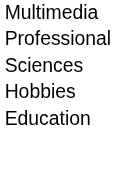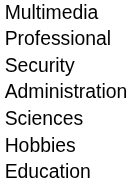+ row: (40, 65)
+ row: (66, 92)
